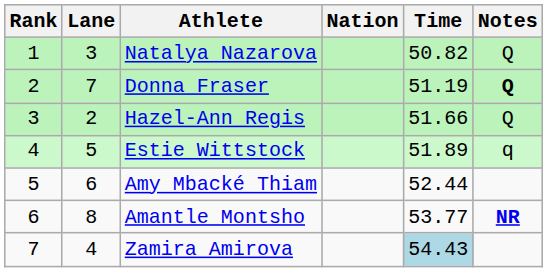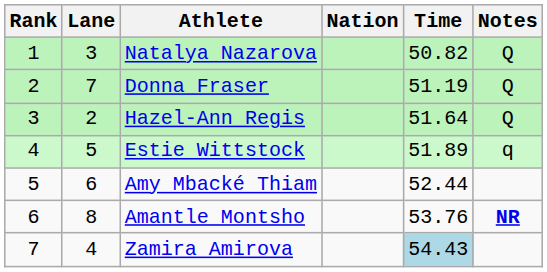(508, 86) bold -> (508, 86) normal
(438, 119) 51.66 -> (438, 119) 51.64
(438, 217) 53.77 -> (438, 217) 53.76
